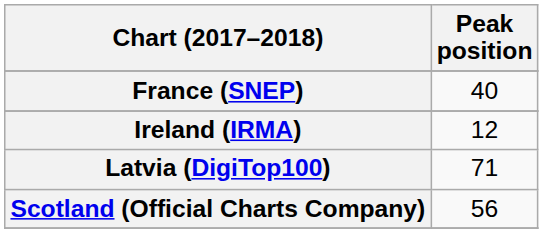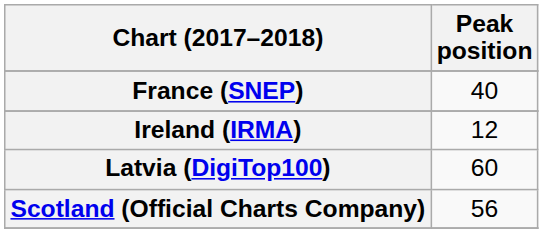(485, 168) 71 -> (485, 168) 60
